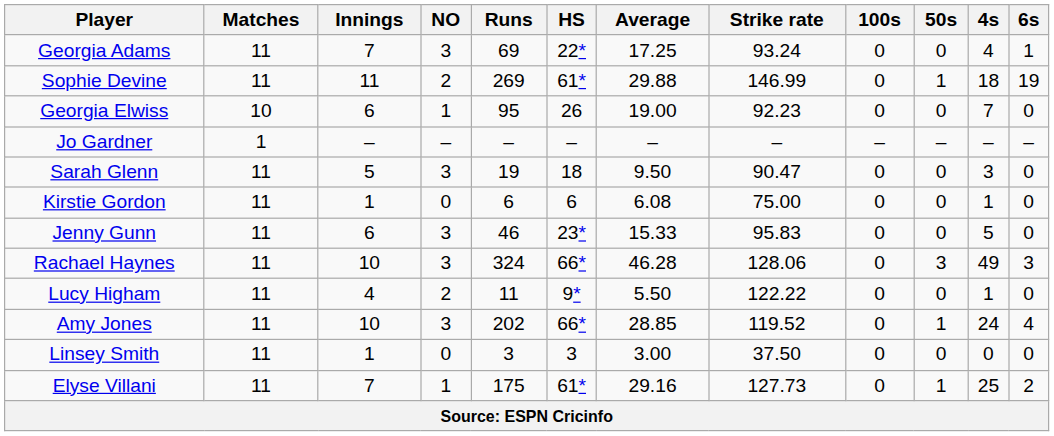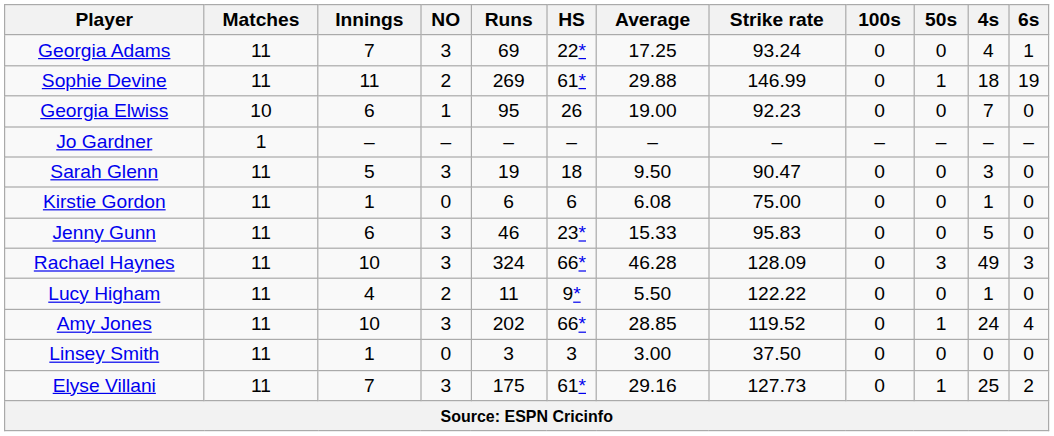(777, 263) 128.06 -> (777, 263) 128.09
(446, 385) 1 -> (446, 385) 3
